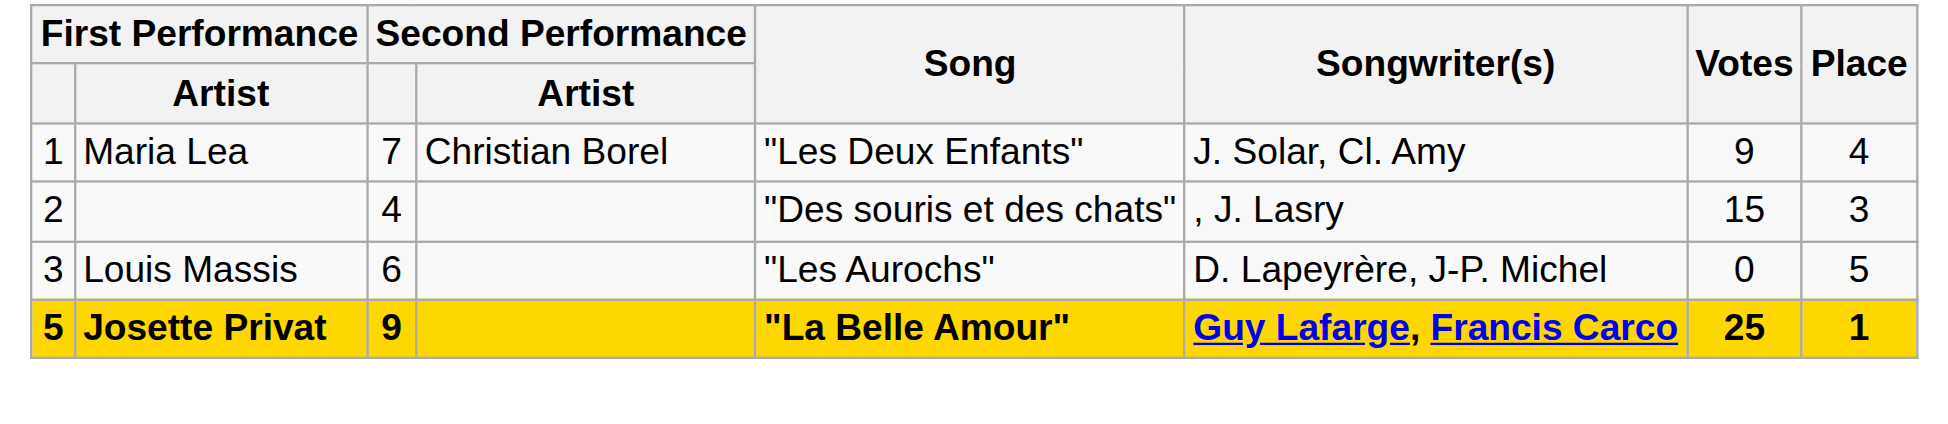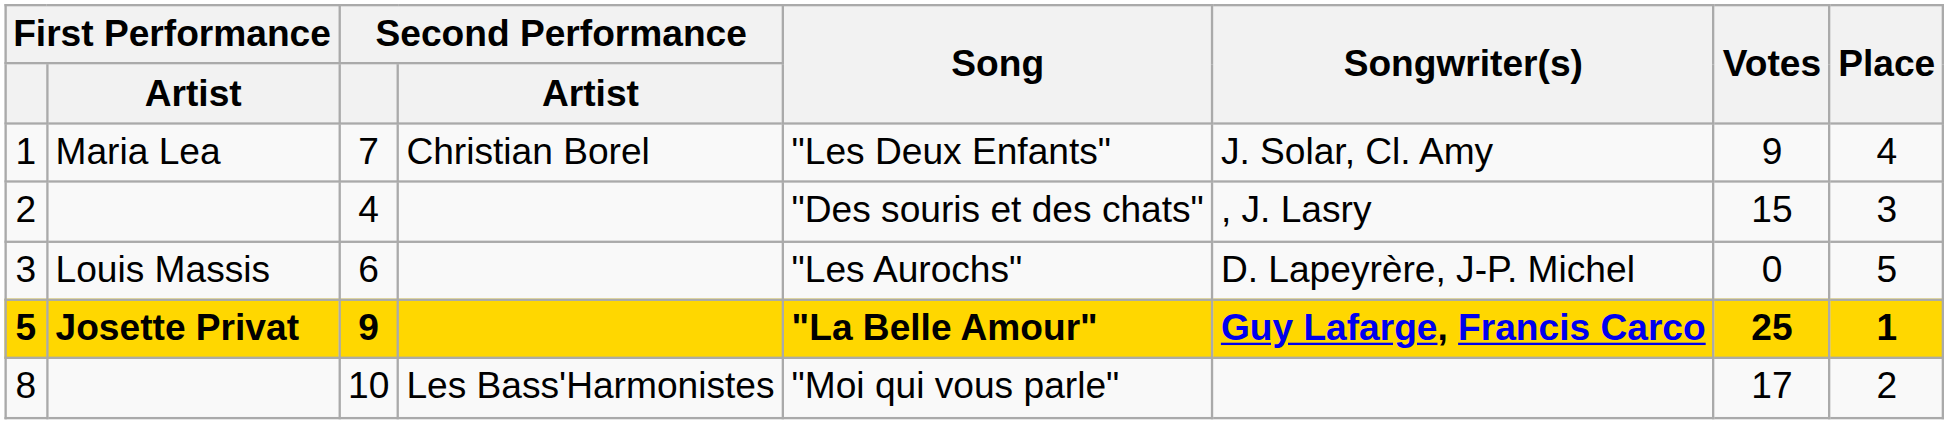+ row: (26, 387)
